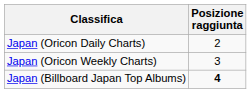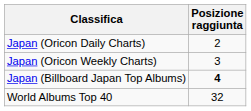+ row: (60, 97)
